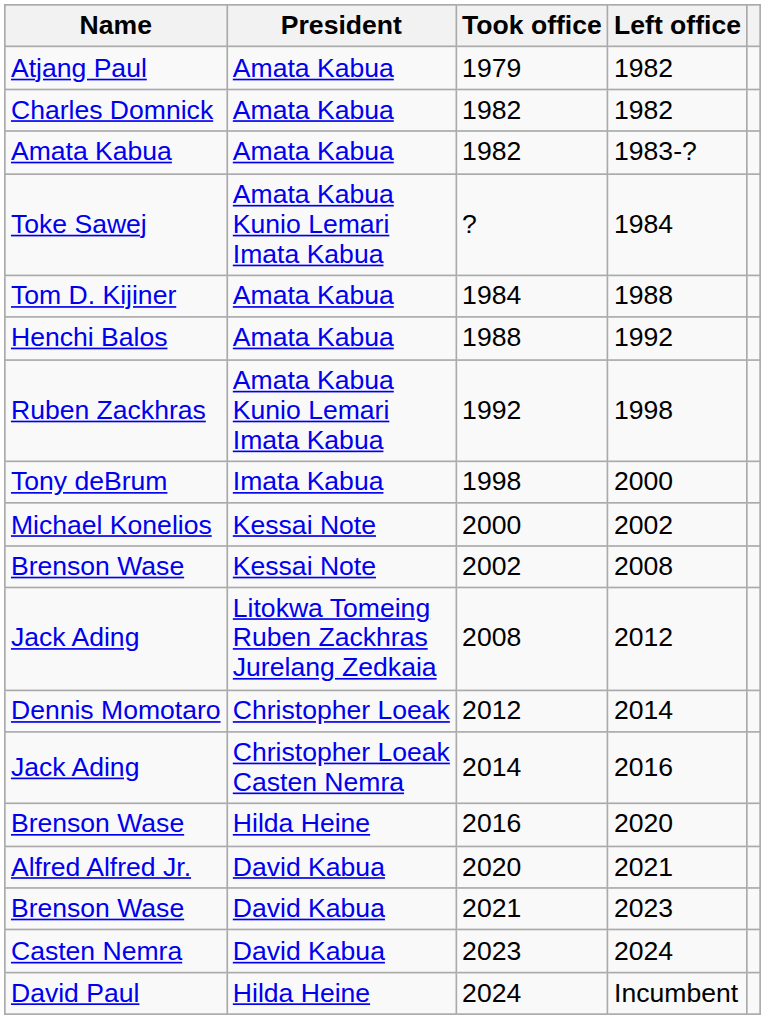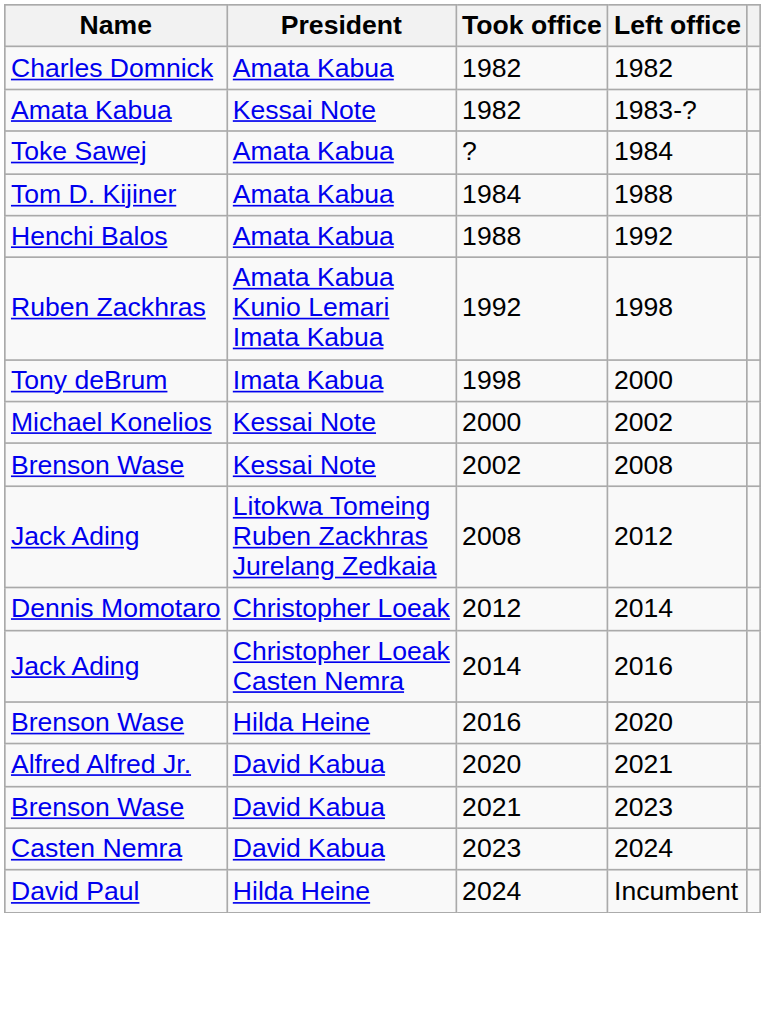- row: (492, 67)
(313, 151) Amata Kabua -> (304, 109) Kessai Note
(313, 223) Amata Kabua Kunio Lemari Imata Kabua -> (313, 151) Amata Kabua
